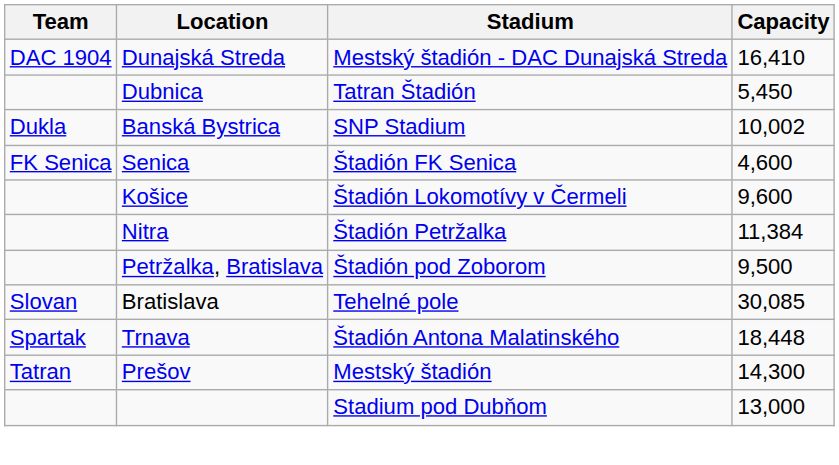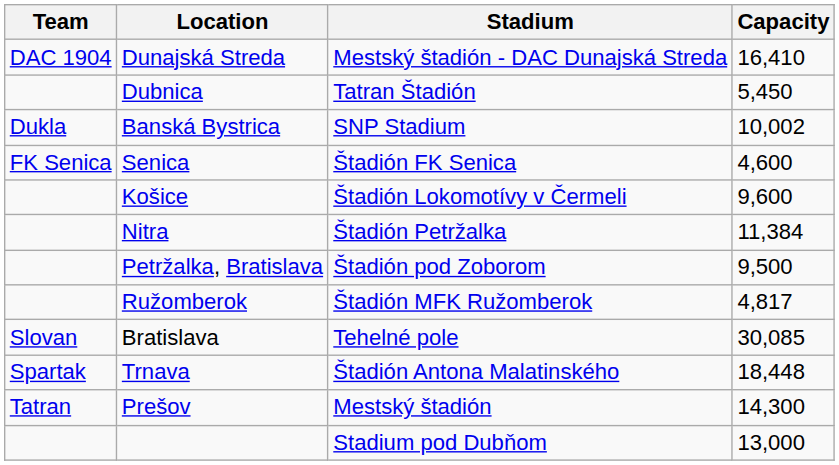+ row: (184, 302)
